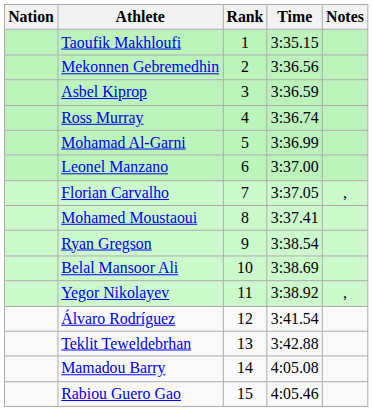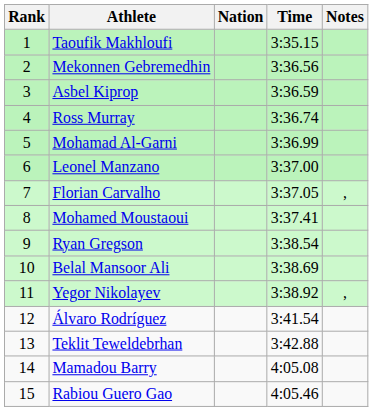columns swapped: (245, 17) <-> (31, 17)
